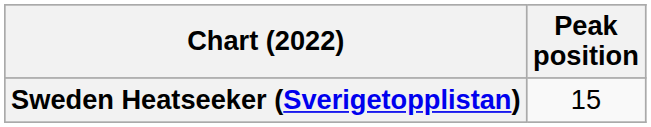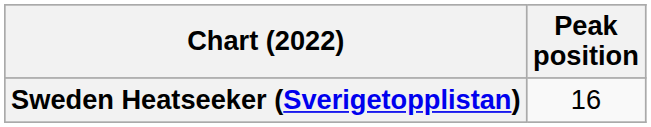(586, 99) 15 -> (586, 99) 16
